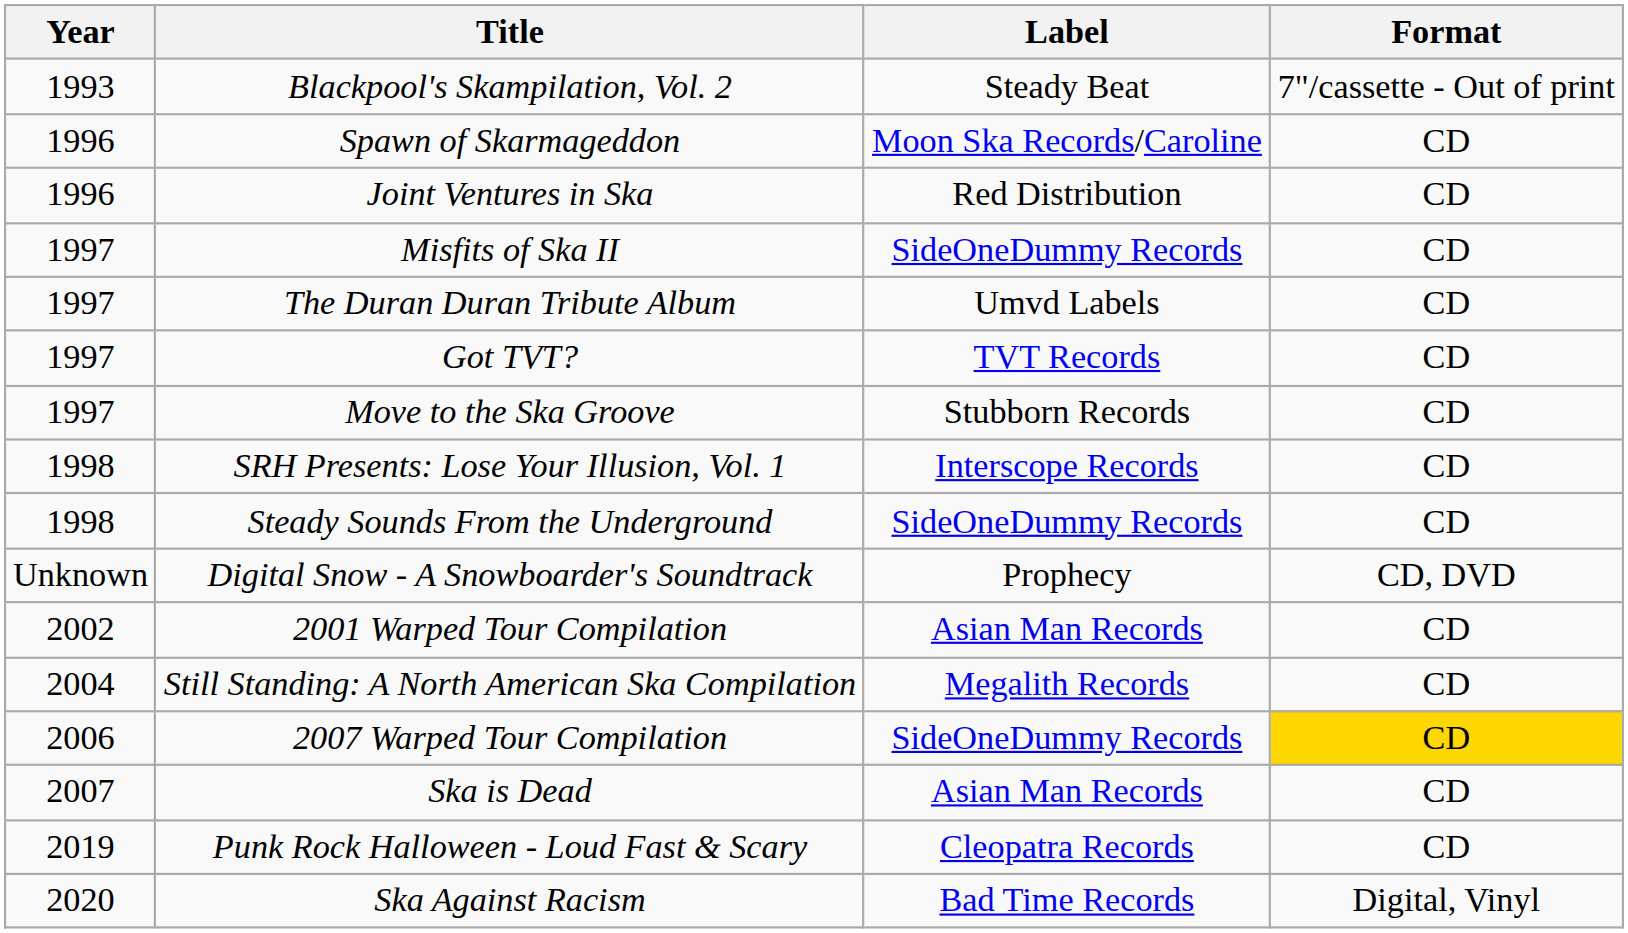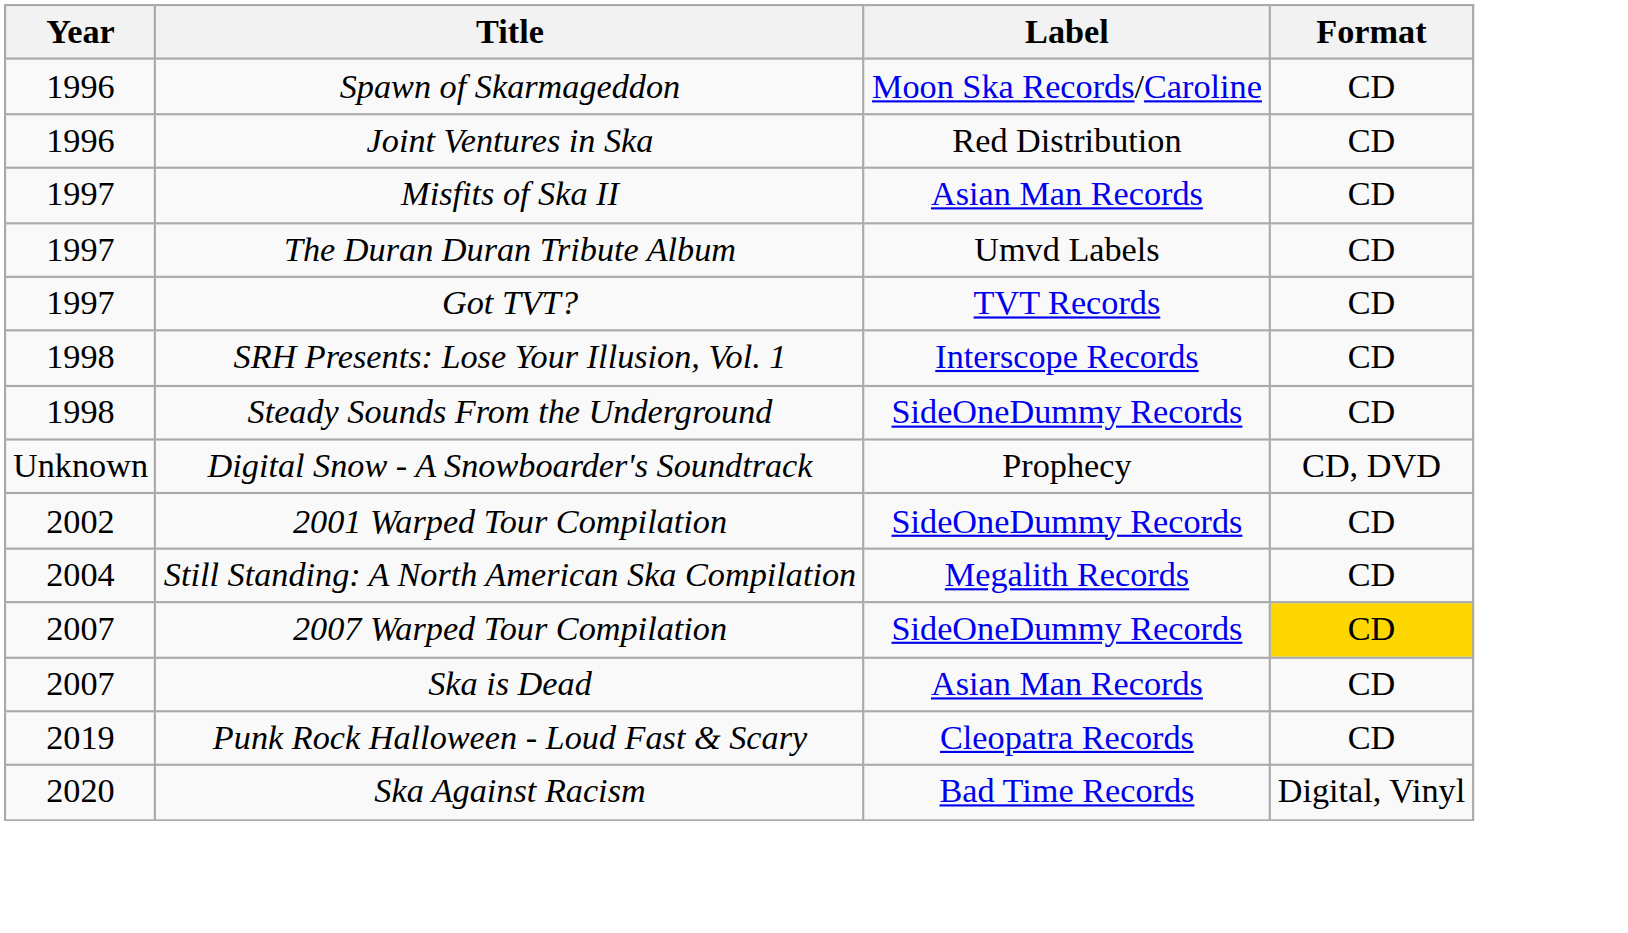- row: (510, 85)
(1067, 248) SideOneDummy Records -> (1067, 194) Asian Man Records
- row: (510, 411)
(1067, 628) Asian Man Records -> (1067, 520) SideOneDummy Records
(80, 737) 2006 -> (80, 628) 2007
